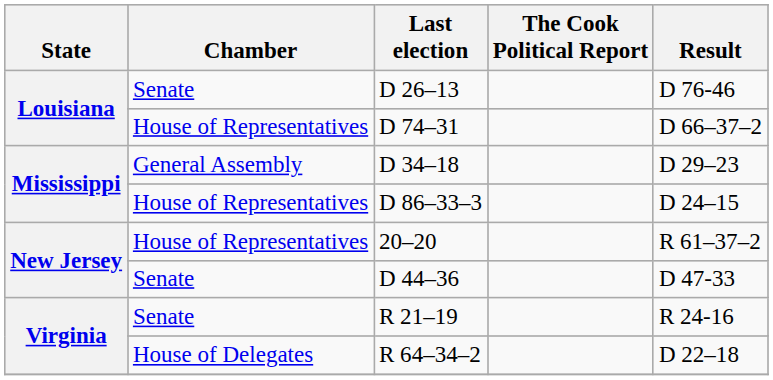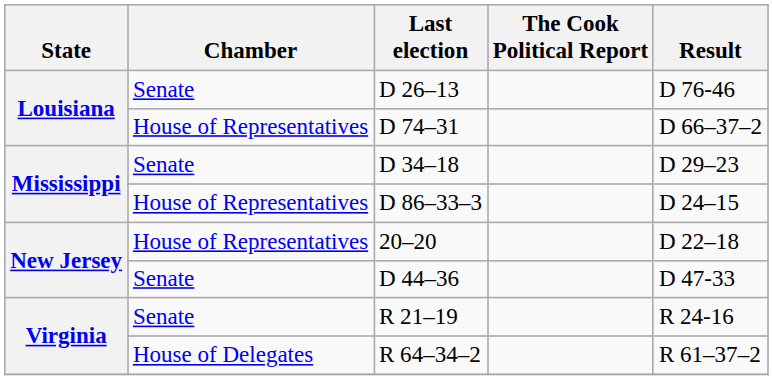(218, 165) General Assembly -> (164, 165) Senate
(710, 241) R 61–37–2 -> (699, 241) D 22–18
(699, 355) D 22–18 -> (710, 355) R 61–37–2
